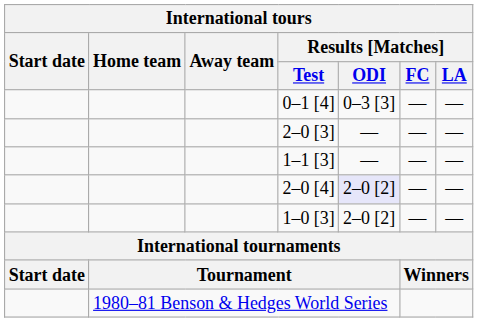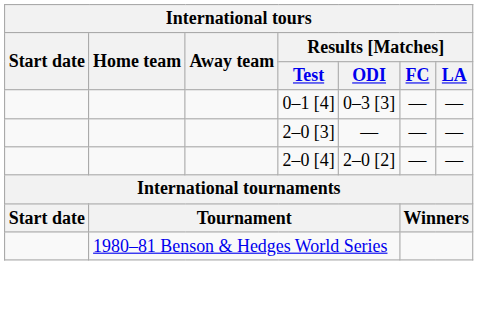- row: (309, 160)
(369, 189) lavender background -> (369, 160) no background
- row: (309, 217)
